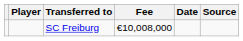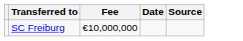- column: (26, 12)
(144, 28) €10,008,000 -> (110, 28) €10,000,000
